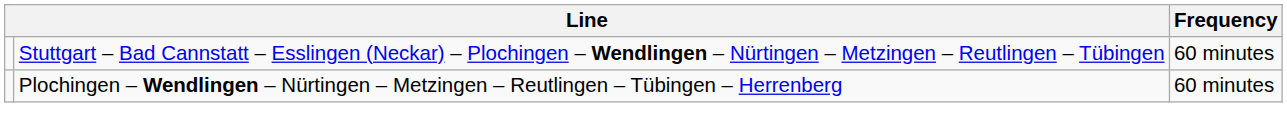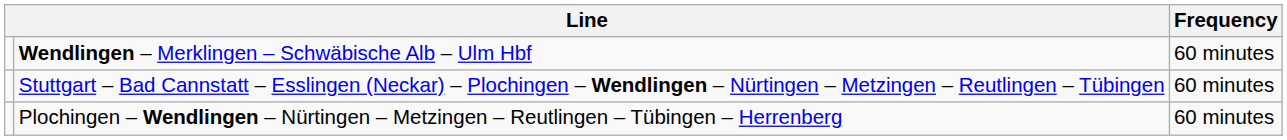+ row: (275, 53)
